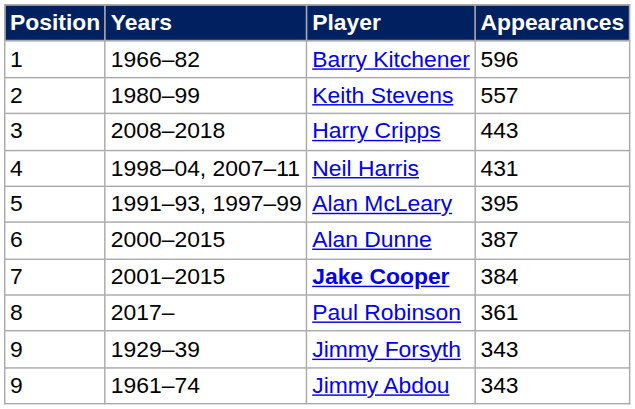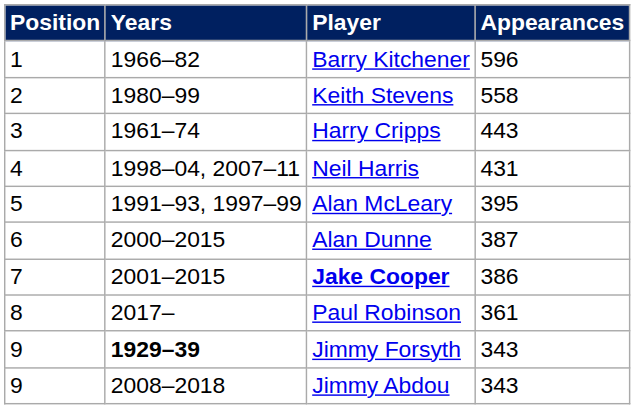(500, 95) 557 -> (500, 95) 558
(168, 131) 2008–2018 -> (155, 131) 1961–74
(500, 276) 384 -> (500, 276) 386
(155, 349) normal -> (155, 349) bold
(155, 385) 1961–74 -> (168, 385) 2008–2018
